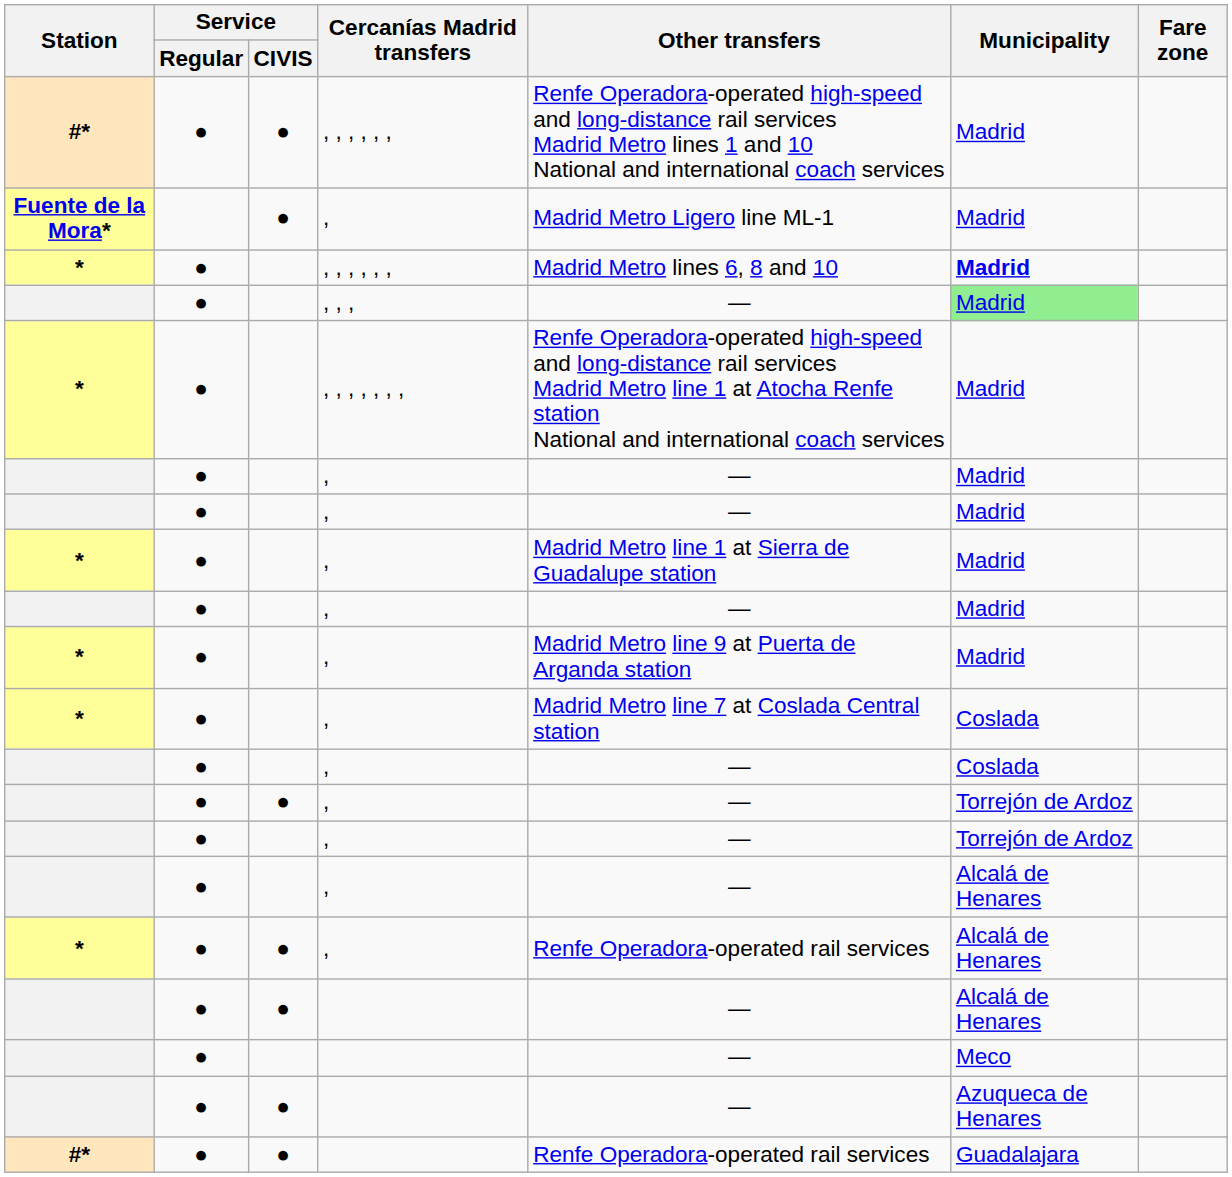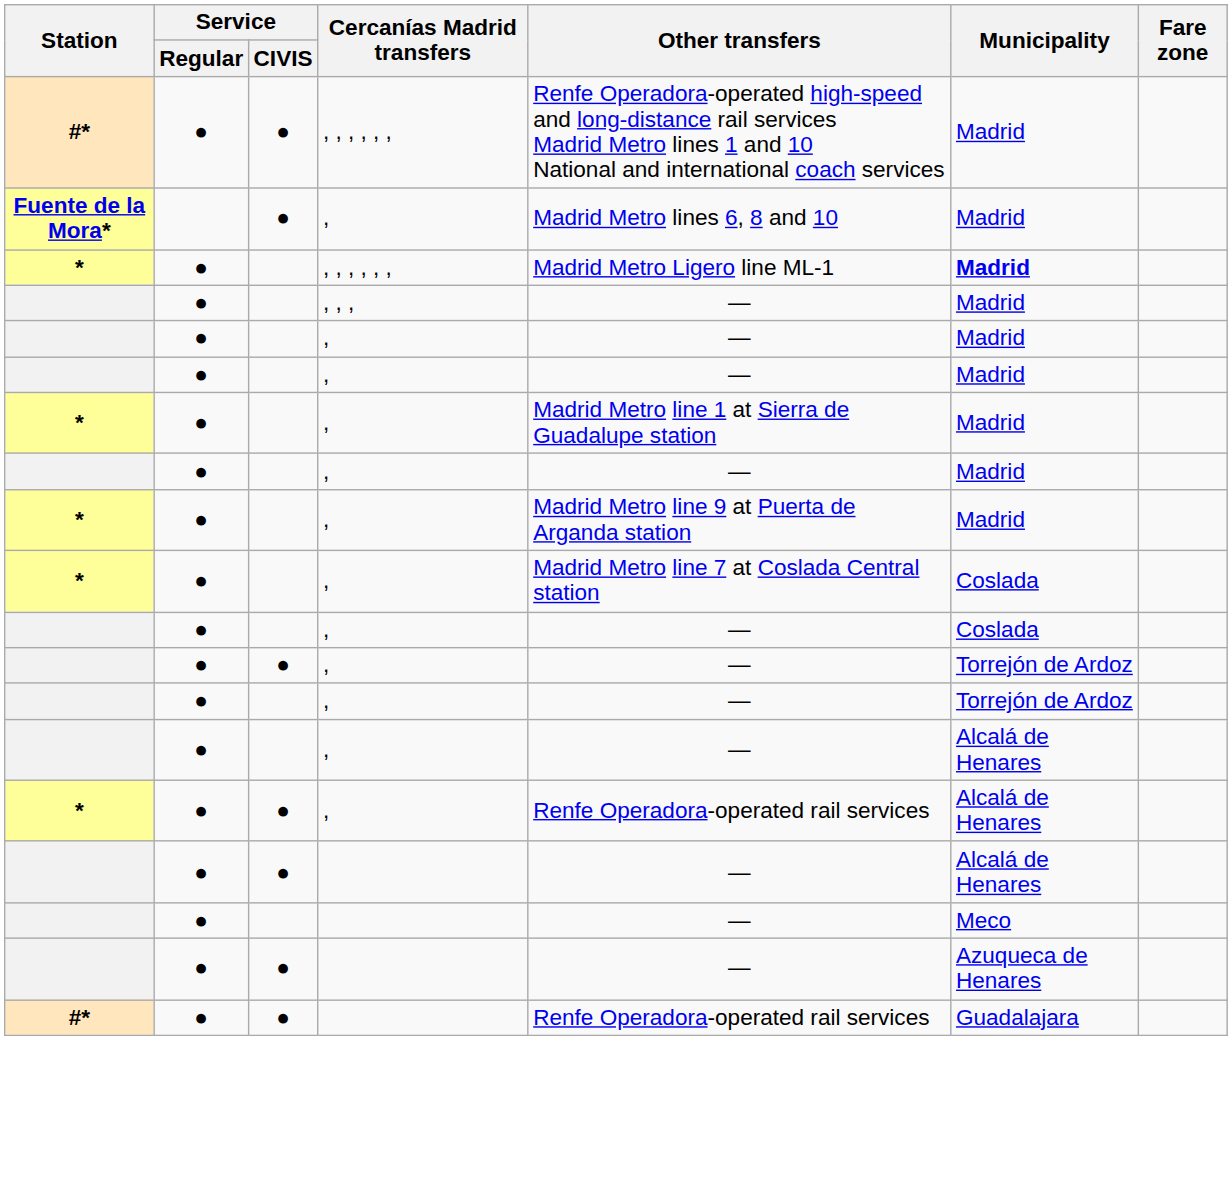(684, 218) Madrid Metro Ligero line ML-1 -> (686, 218) Madrid Metro lines 6, 8 and 10
(686, 267) Madrid Metro lines 6, 8 and 10 -> (684, 267) Madrid Metro Ligero line ML-1
(990, 302) lightgreen background -> (990, 302) no background
- row: (79, 389)
